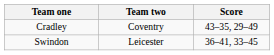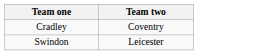- column: (231, 12)
